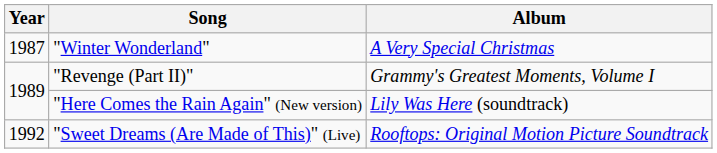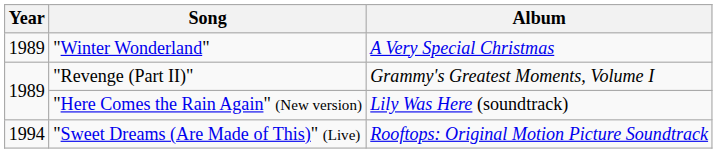(27, 47) 1987 -> (27, 47) 1989
(27, 133) 1992 -> (27, 133) 1994
